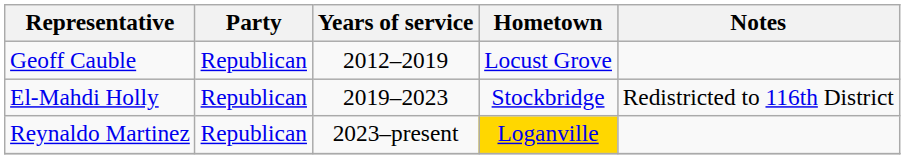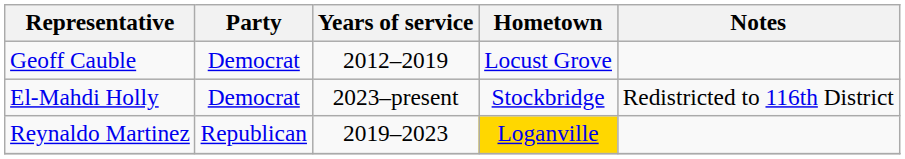(254, 60) Republican -> (254, 60) Democrat
(254, 97) Republican -> (254, 97) Democrat
(396, 97) 2019–2023 -> (396, 97) 2023–present
(396, 134) 2023–present -> (396, 134) 2019–2023
